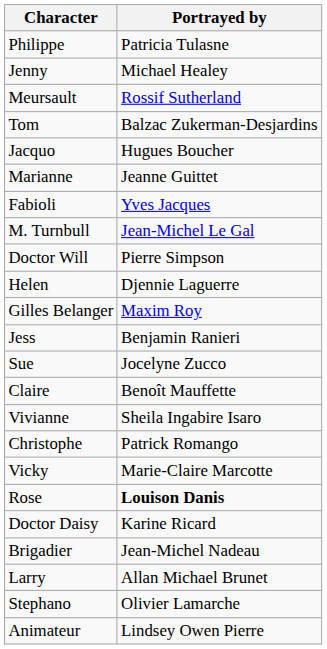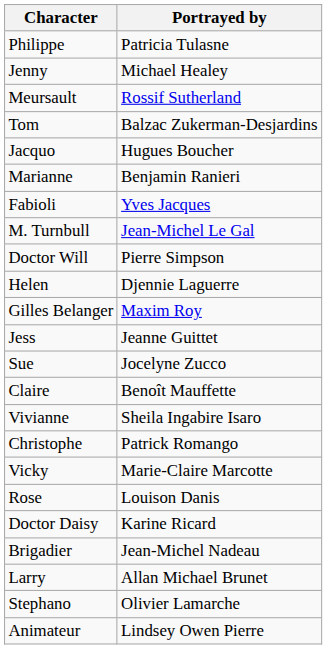(169, 177) Jeanne Guittet -> (181, 177) Benjamin Ranieri
(181, 337) Benjamin Ranieri -> (169, 337) Jeanne Guittet
(173, 497) bold -> (170, 497) normal
